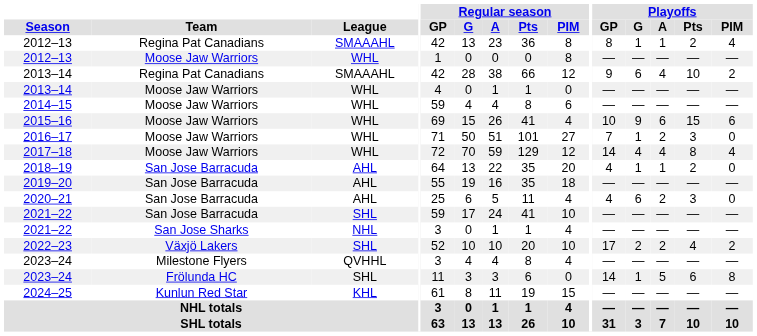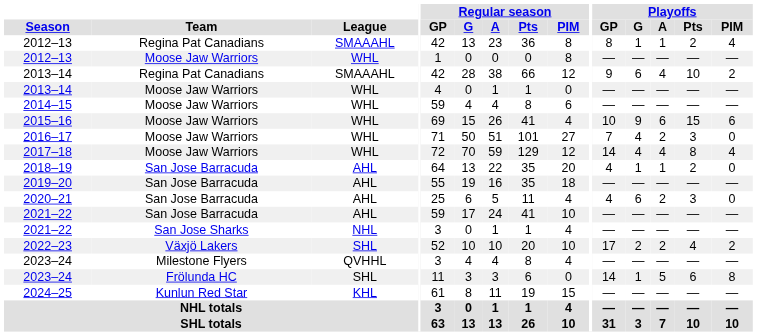(638, 136) 1 -> (638, 136) 4
(365, 214) SHL -> (365, 214) AHL
